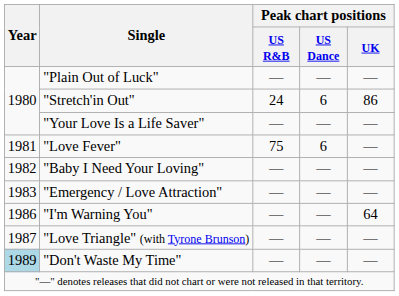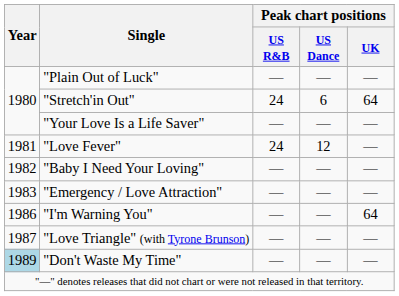(370, 100) 86 -> (370, 100) 64
(276, 146) 75 -> (276, 146) 24
(323, 146) 6 -> (323, 146) 12
